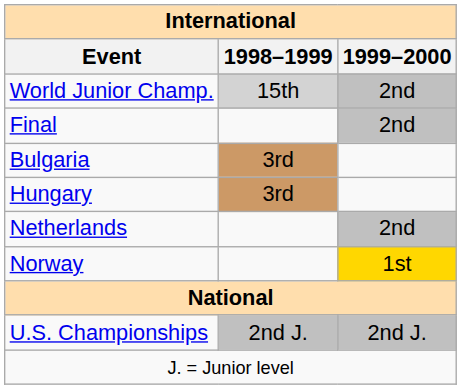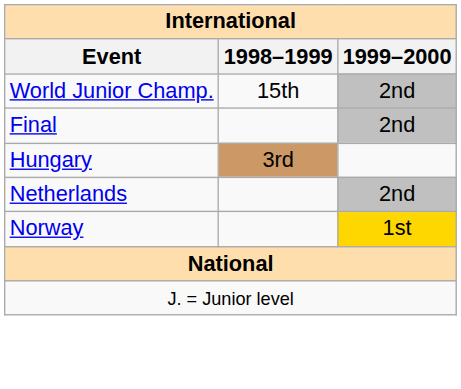(278, 90) lightgrey background -> (278, 90) no background
- row: (50, 159)
- row: (109, 332)
